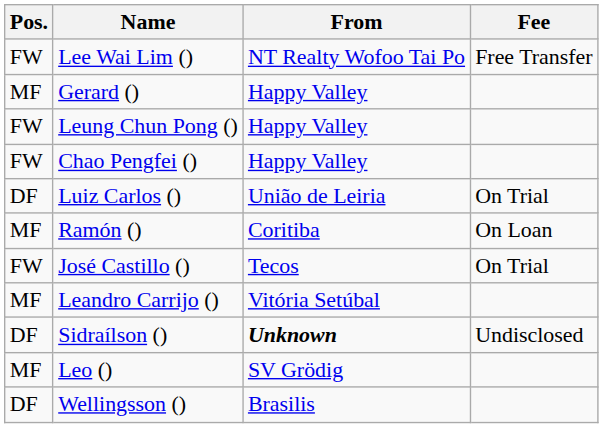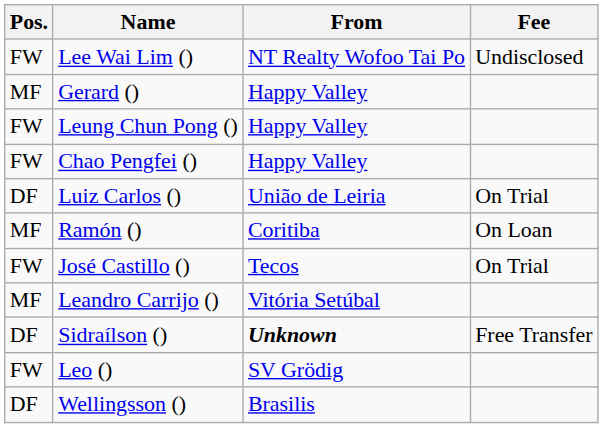(534, 56) Free Transfer -> (529, 56) Undisclosed
(529, 334) Undisclosed -> (534, 334) Free Transfer
(26, 369) MF -> (26, 369) FW
